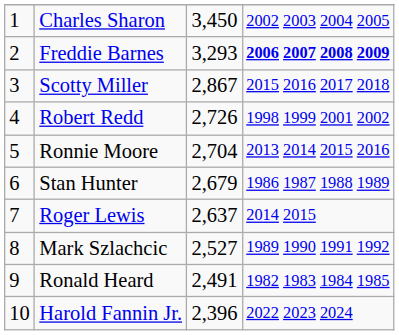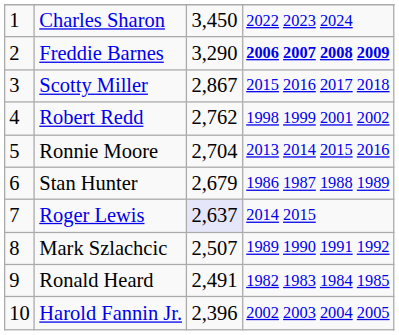(318, 20) 2002 2003 2004 2005 -> (299, 20) 2022 2023 2024
(215, 53) 3,293 -> (215, 53) 3,290
(215, 118) 2,726 -> (215, 118) 2,762
(215, 215) no background -> (215, 215) lavender background
(215, 248) 2,527 -> (215, 248) 2,507
(299, 313) 2022 2023 2024 -> (318, 313) 2002 2003 2004 2005
